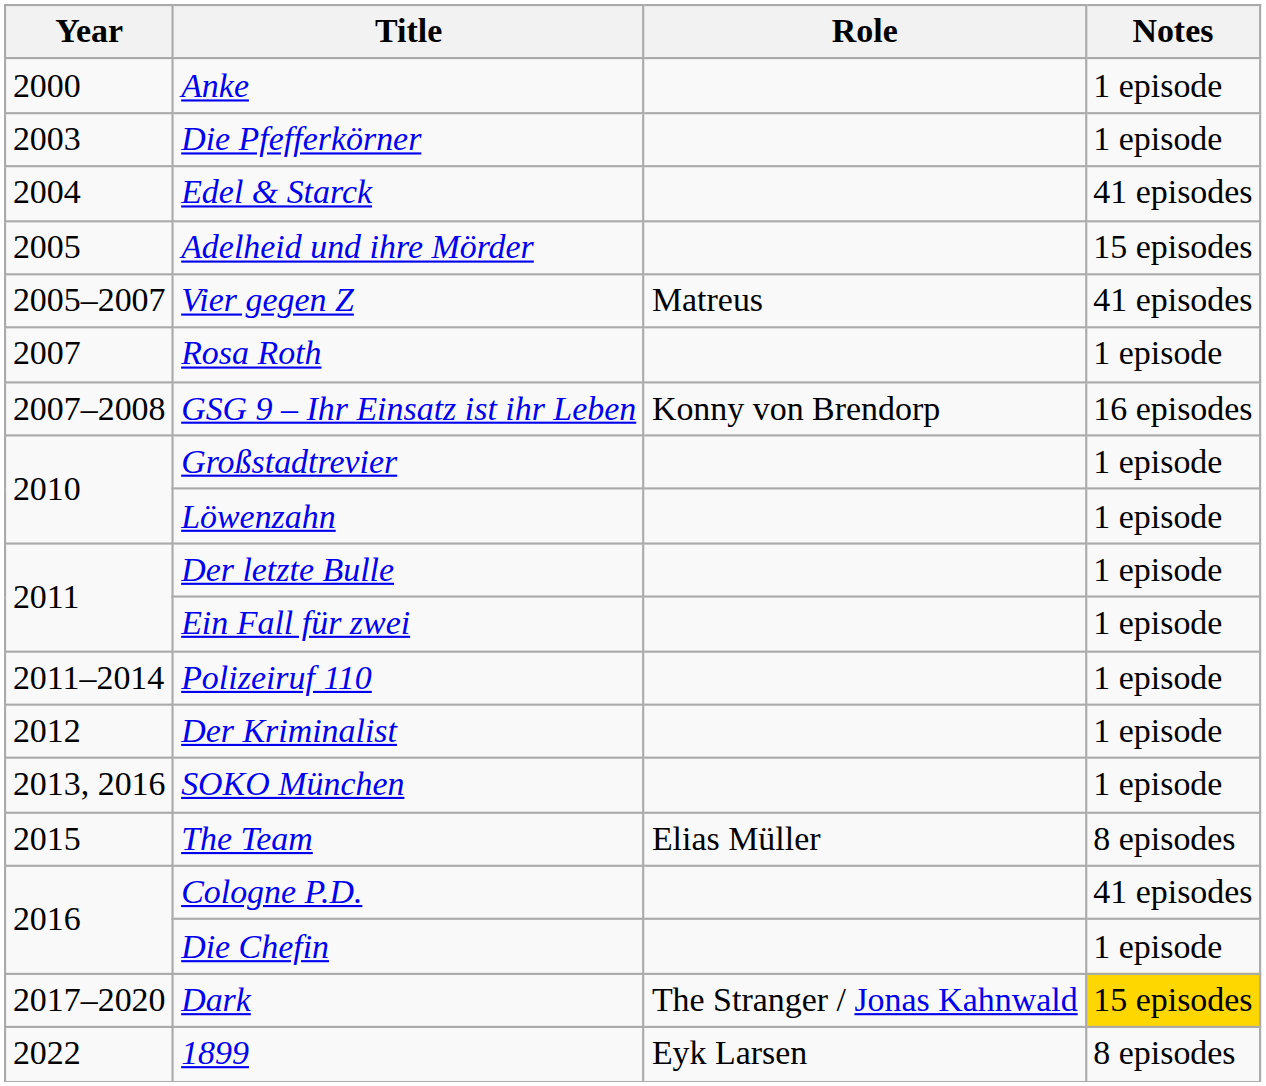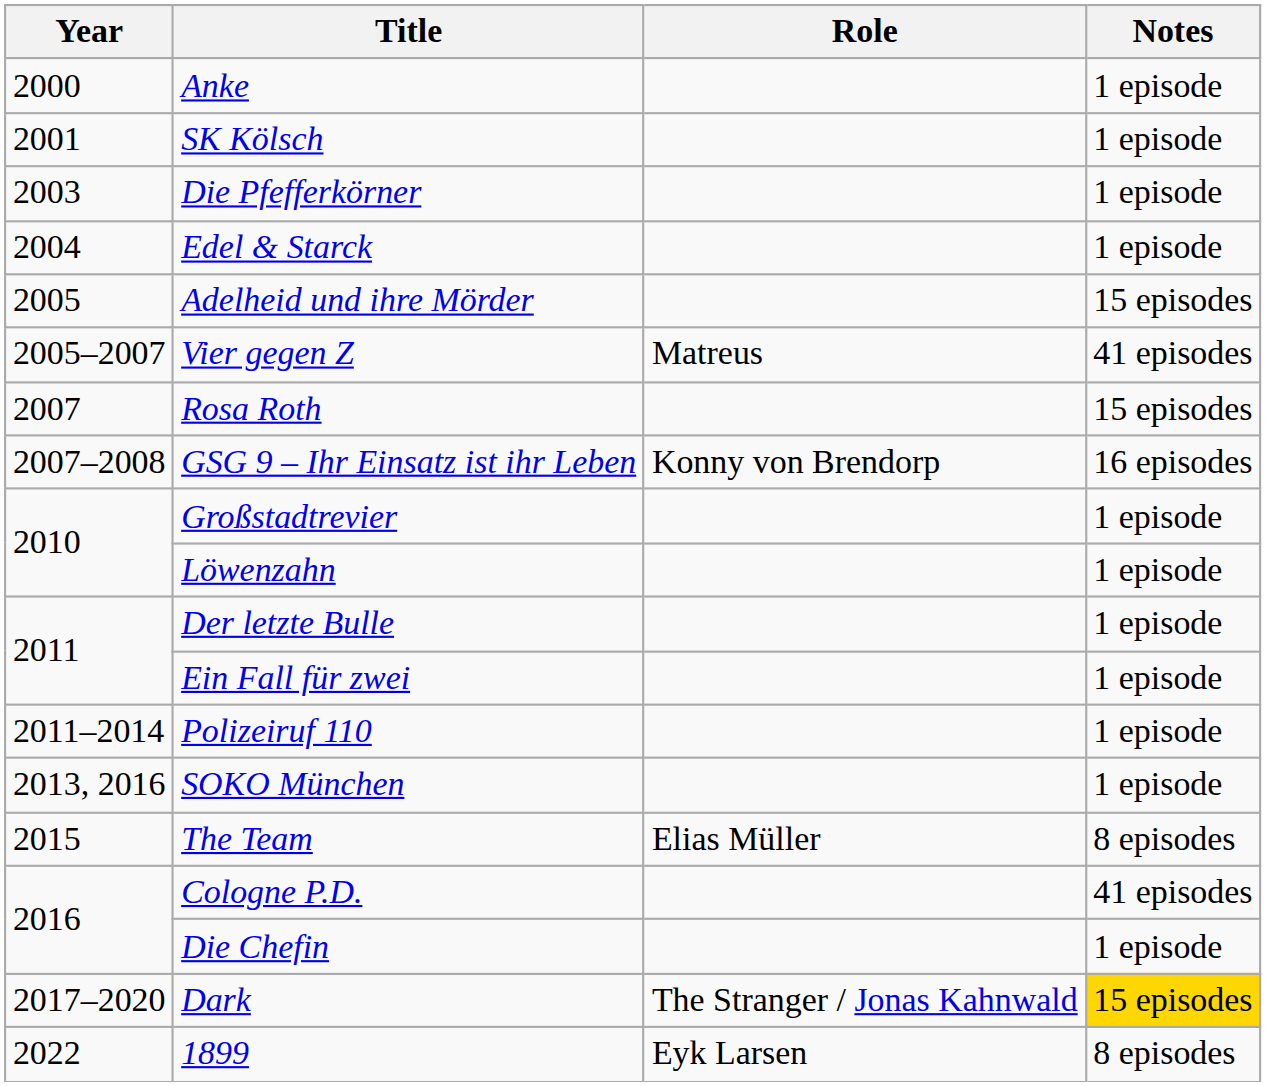+ row: (252, 138)
(1173, 192) 41 episodes -> (1158, 246) 1 episode
(1158, 354) 1 episode -> (1173, 407) 15 episodes
- row: (289, 730)
